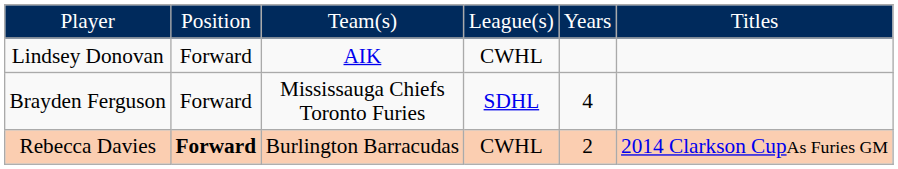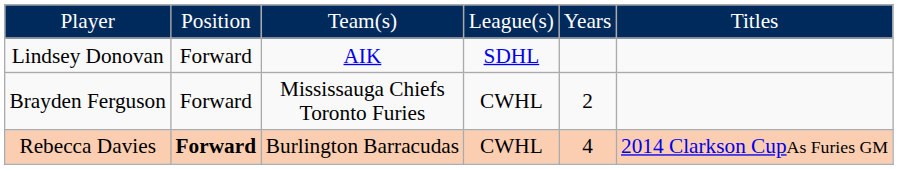(511, 55) CWHL -> (511, 55) SDHL
(511, 100) SDHL -> (511, 100) CWHL
(587, 100) 4 -> (587, 100) 2
(587, 146) 2 -> (587, 146) 4
